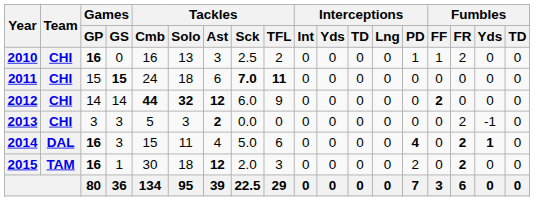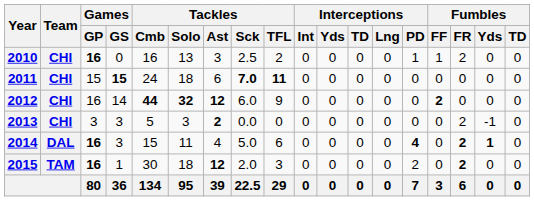(94, 100) 14 -> (94, 100) 16
